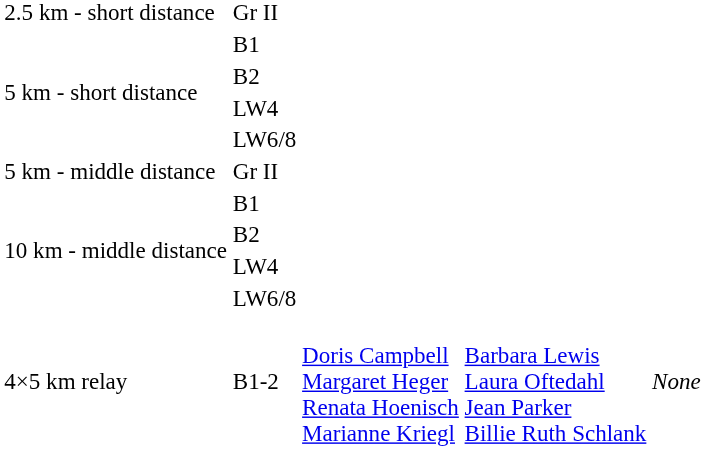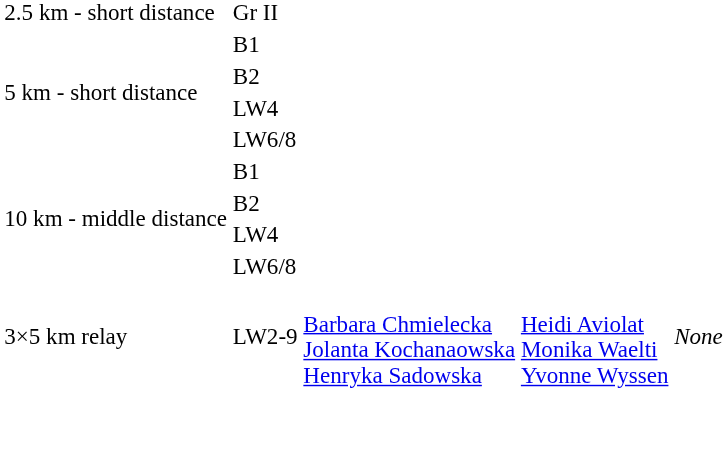- row: (110, 171)
+ row: (66, 337)
- row: (66, 381)
